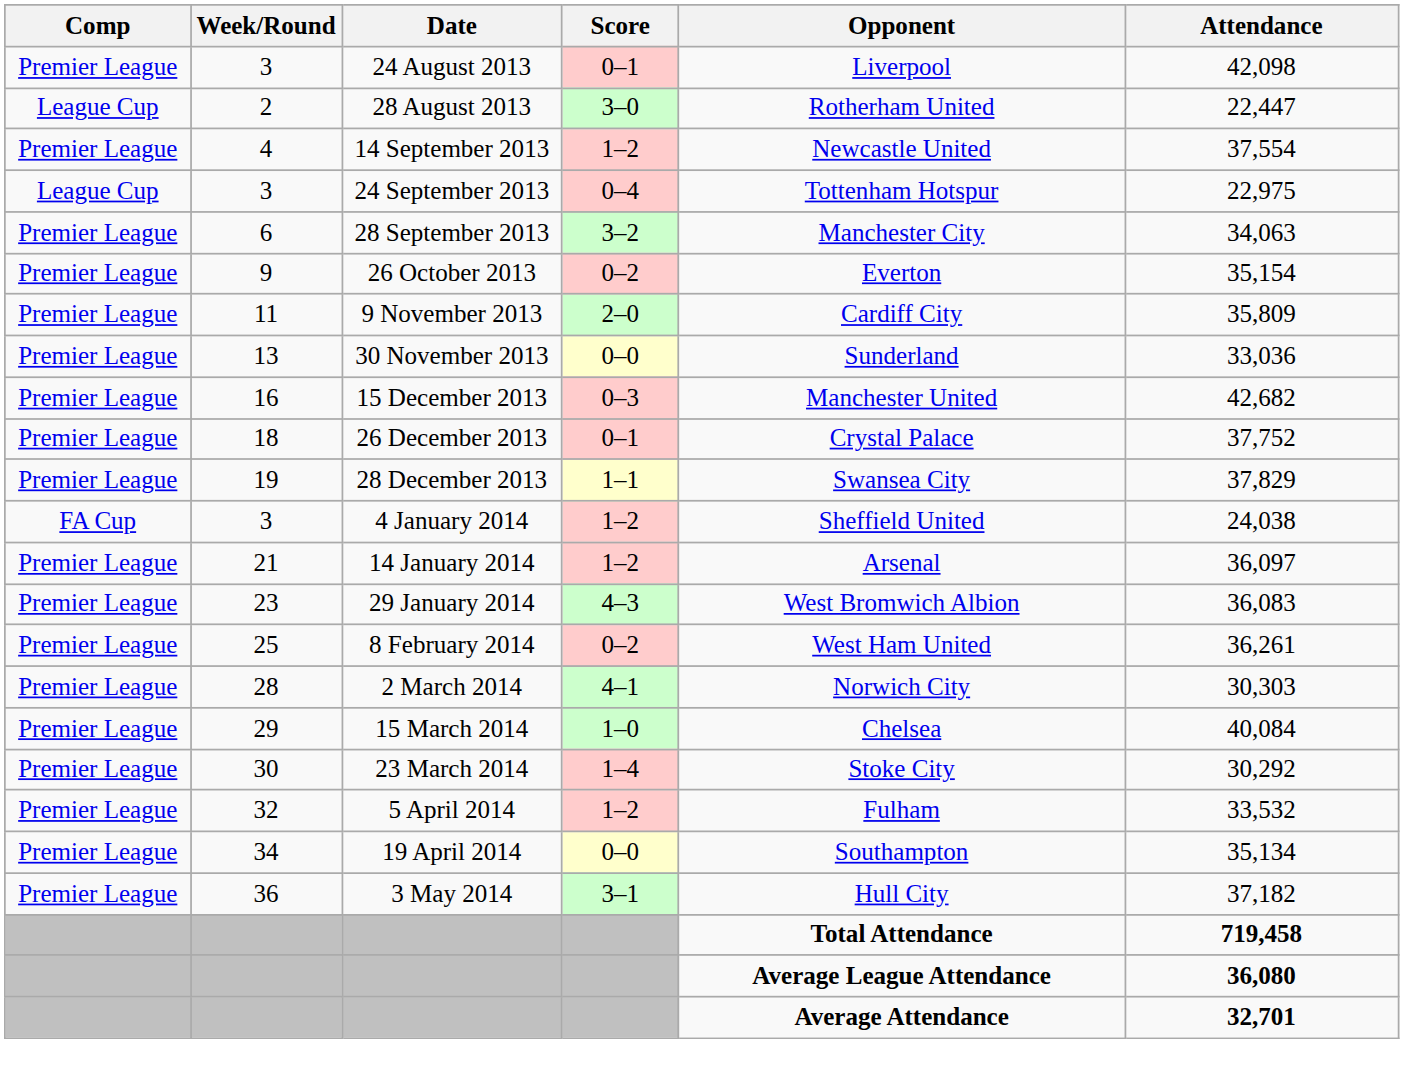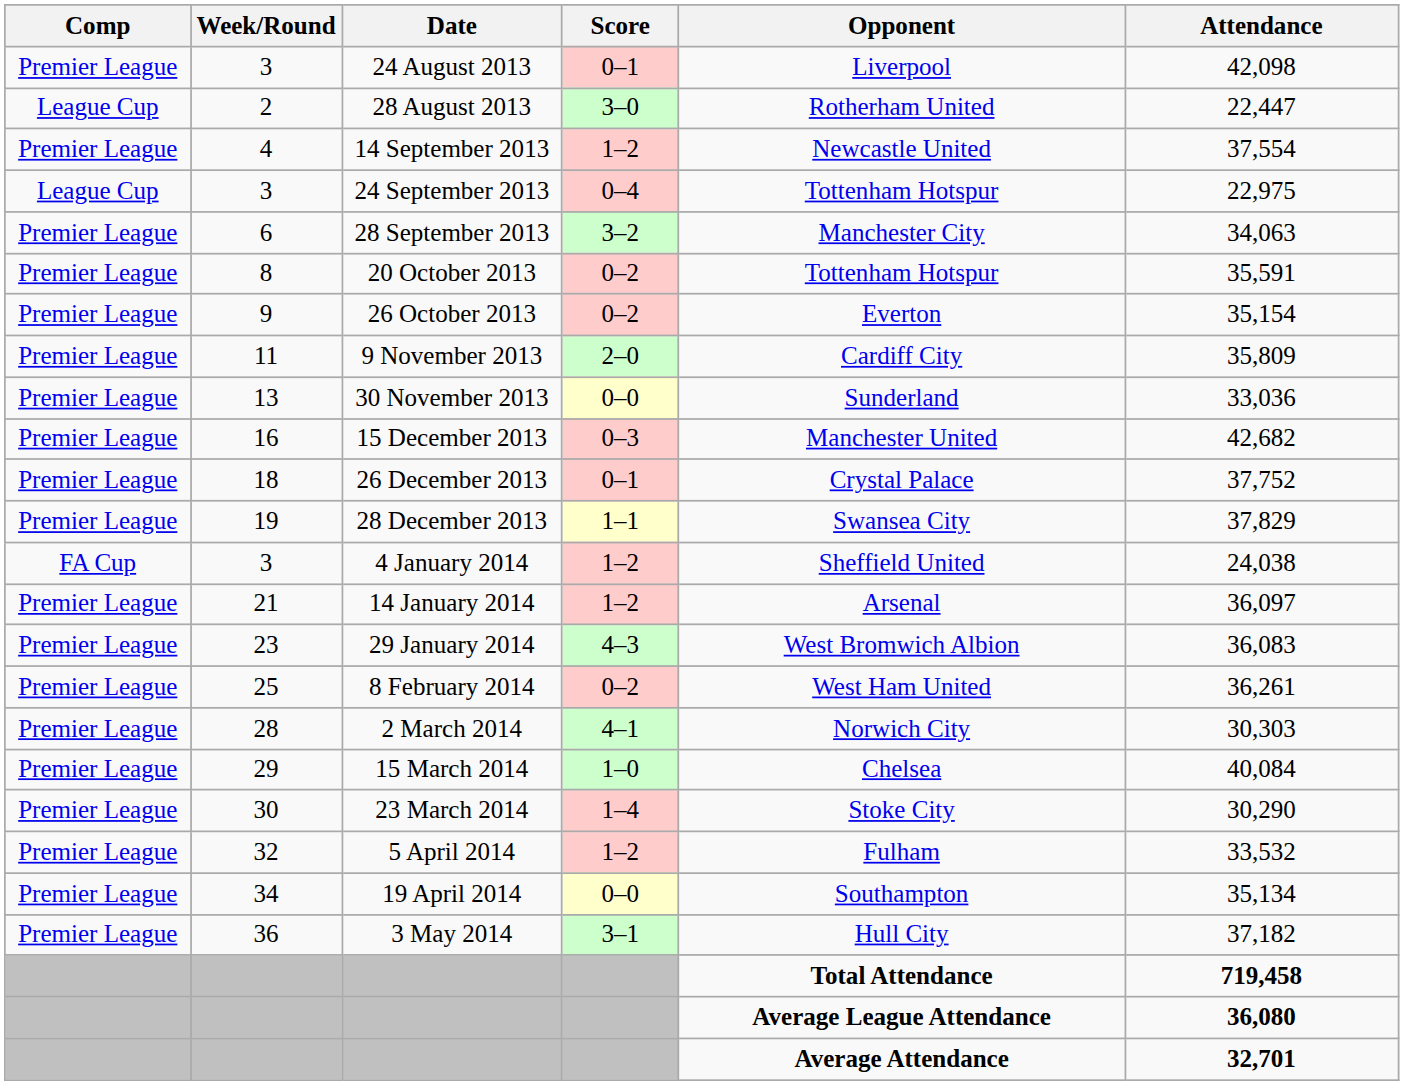+ row: (266, 273)
(1261, 769) 30,292 -> (1261, 810) 30,290
